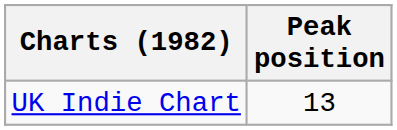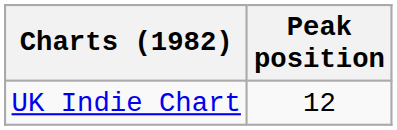(319, 103) 13 -> (319, 103) 12
